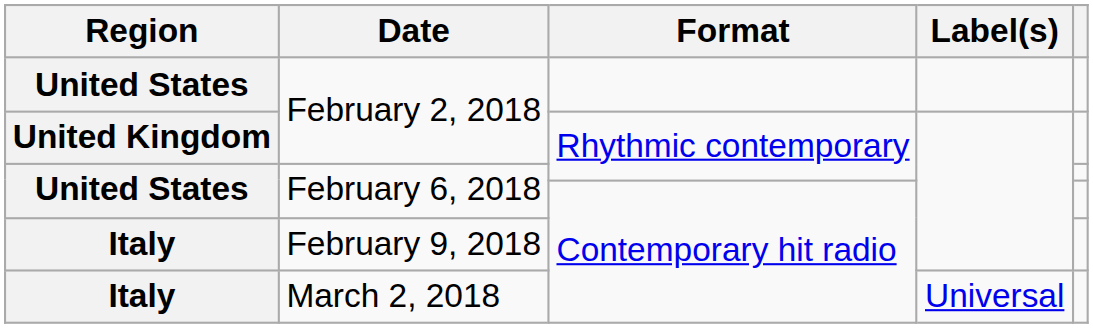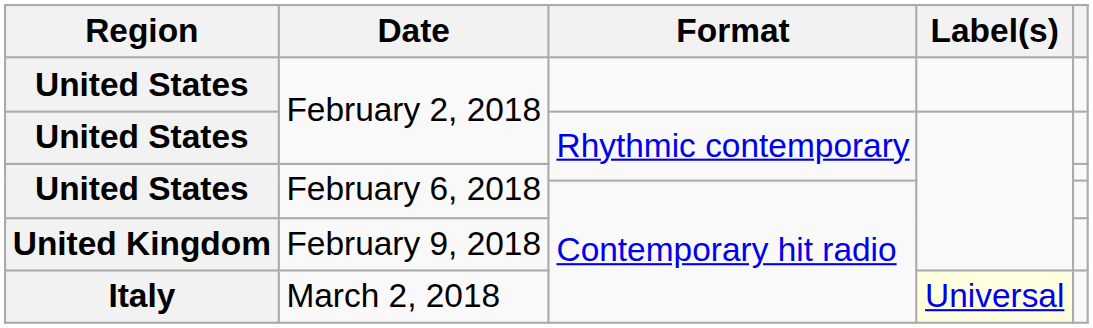(142, 137) United Kingdom -> (142, 137) United States
(142, 243) Italy -> (142, 243) United Kingdom
(995, 296) no background -> (995, 296) lightyellow background
